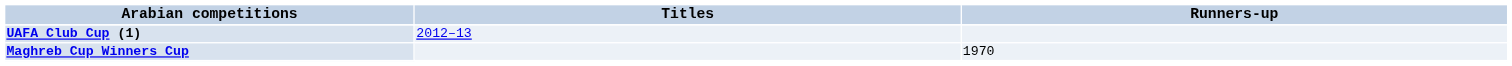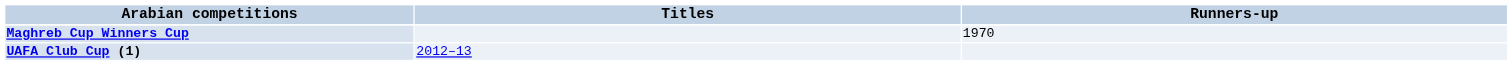rows swapped: (74, 34) <-> (98, 52)
